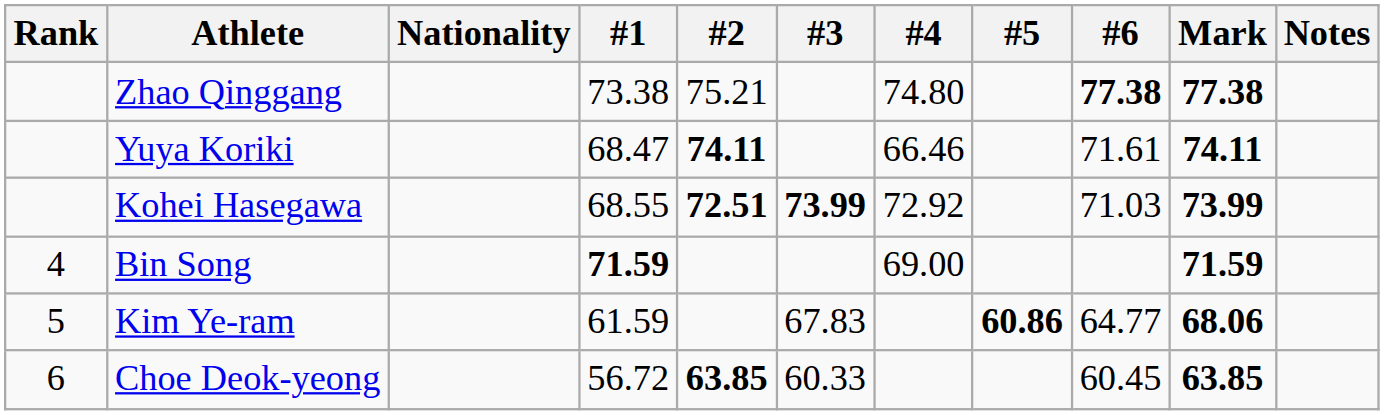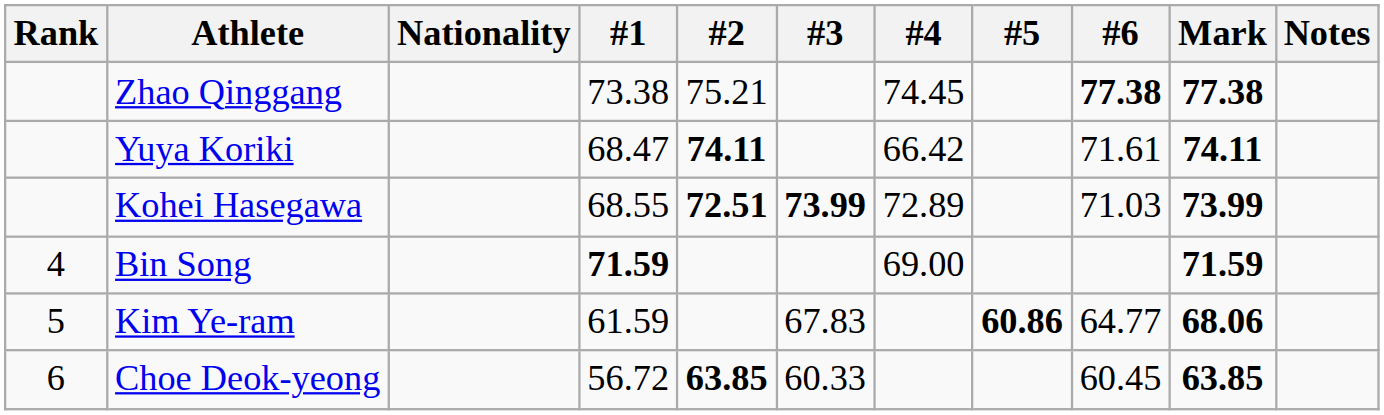(924, 90) 74.80 -> (924, 90) 74.45
(924, 148) 66.46 -> (924, 148) 66.42
(924, 206) 72.92 -> (924, 206) 72.89
